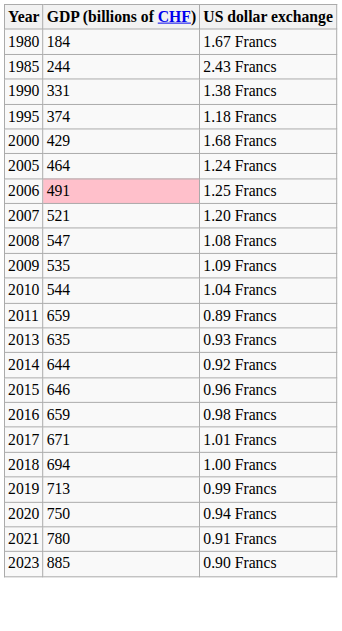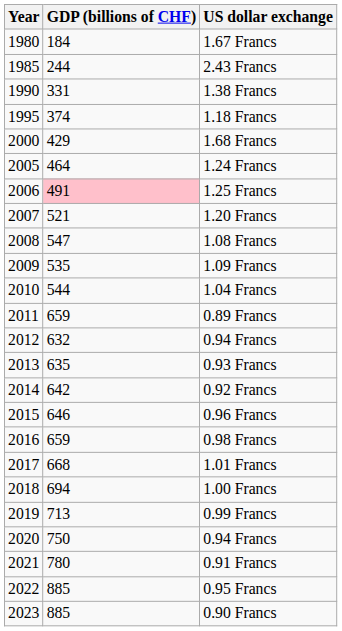+ row: (24, 340)
(58, 365) 644 -> (58, 389) 642
(58, 439) 671 -> (58, 464) 668
+ row: (24, 588)
